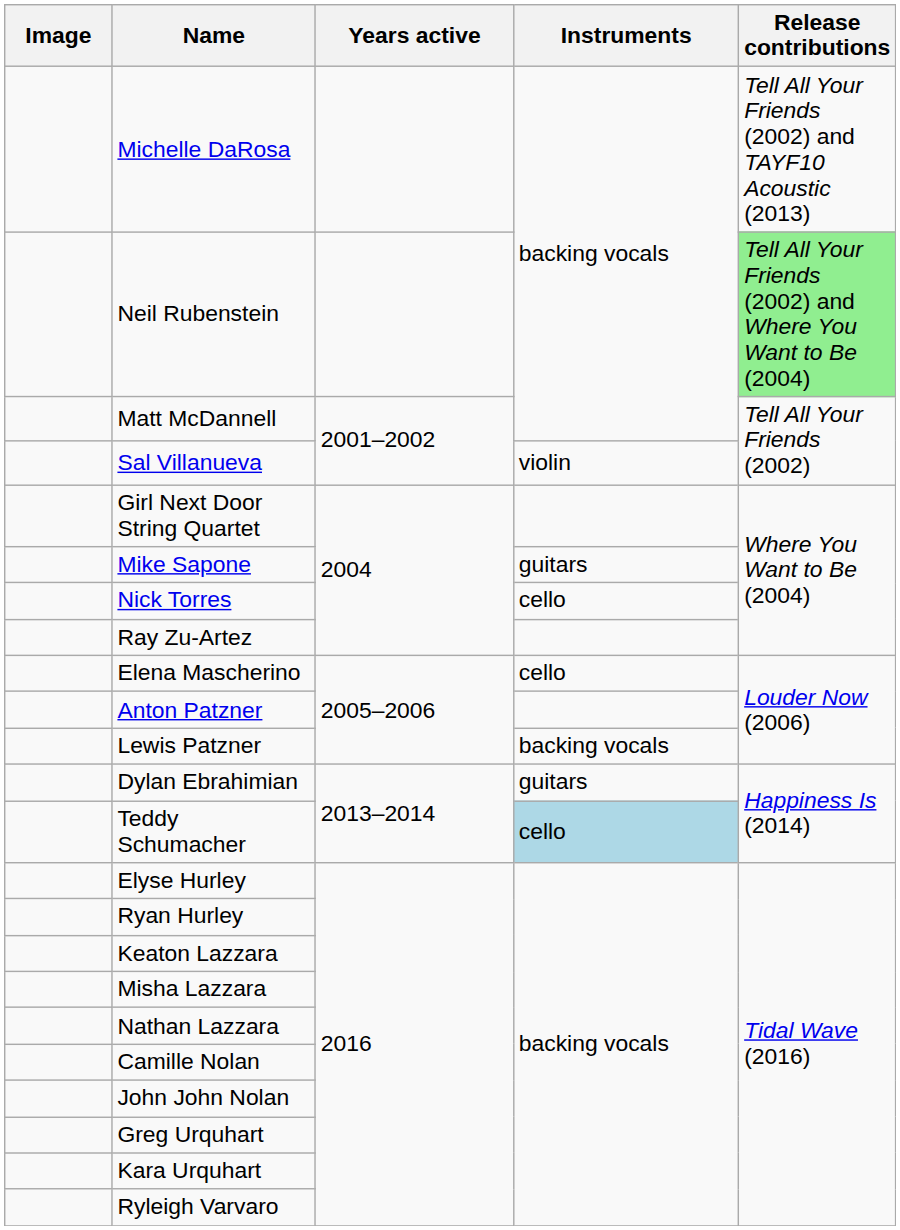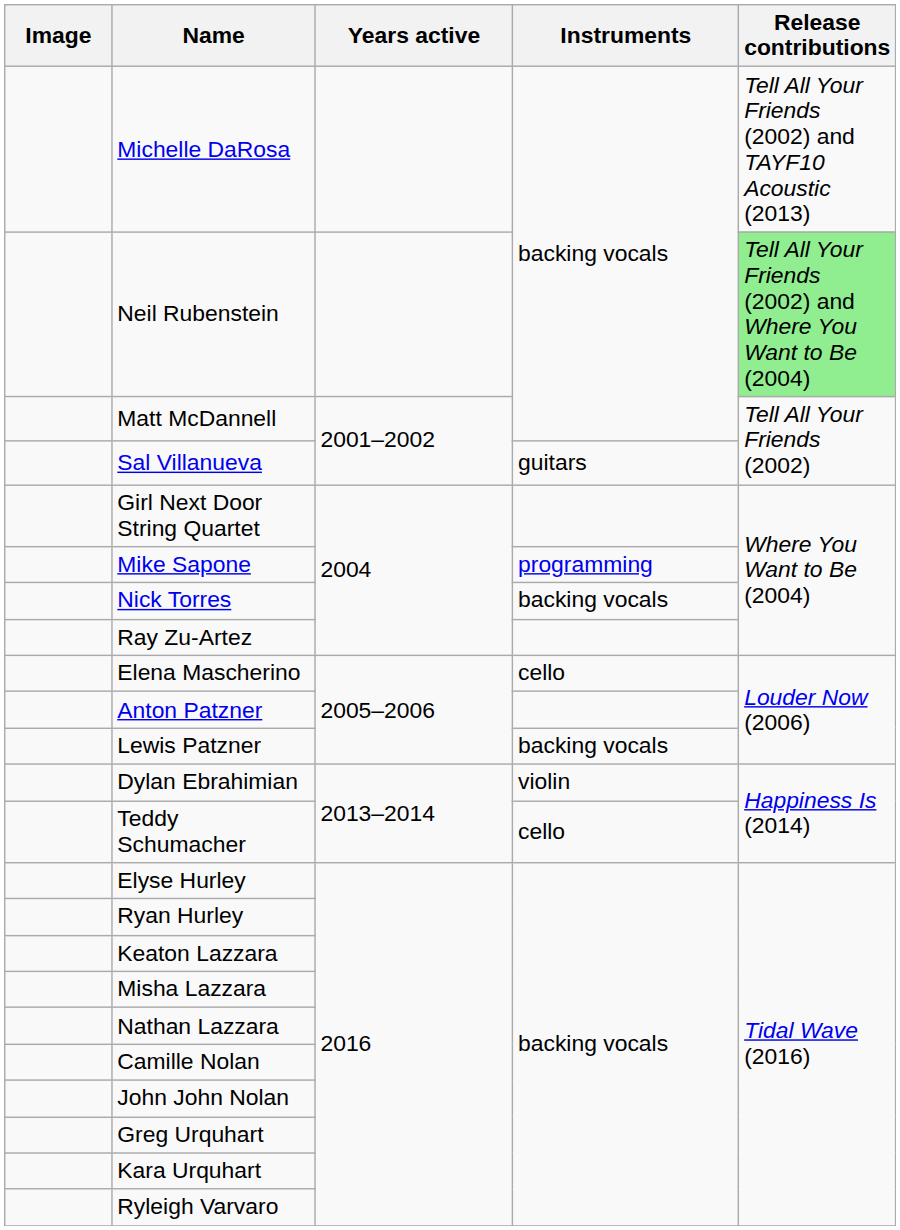(545, 462) violin -> (552, 462) guitars
(553, 564) guitars -> (585, 564) programming
(542, 600) cello -> (593, 600) backing vocals
(553, 782) guitars -> (544, 782) violin
(542, 831) lightblue background -> (542, 831) no background
